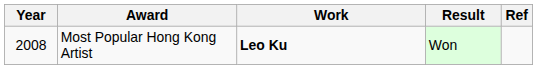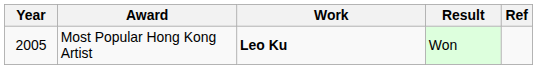(31, 45) 2008 -> (31, 45) 2005
